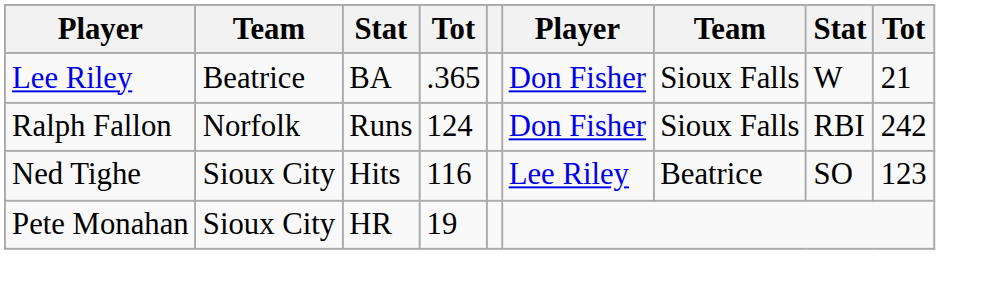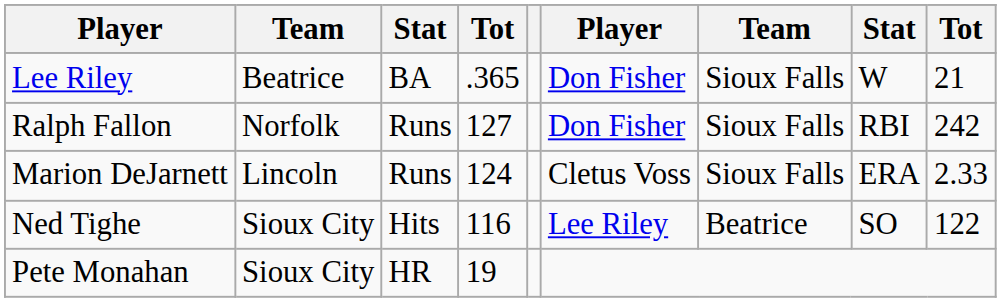(450, 126) 124 -> (489, 126) 127
+ row: (120, 175)
(904, 175) 123 -> (957, 223) 122
